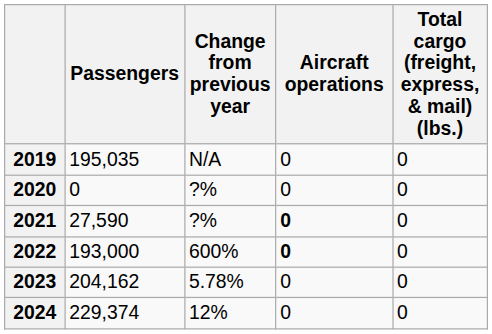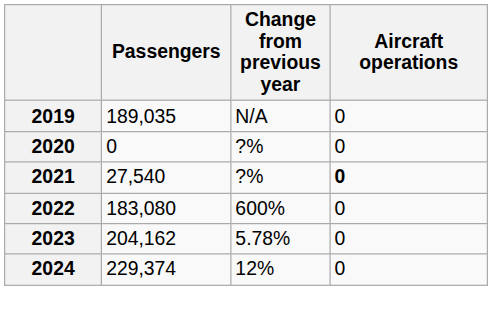- column: (440, 74)
(104, 159) 195,035 -> (141, 115) 189,035
(99, 220) 27,590 -> (136, 177) 27,540
(104, 251) 193,000 -> (141, 208) 183,080
(286, 251) bold -> (340, 208) normal
